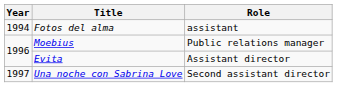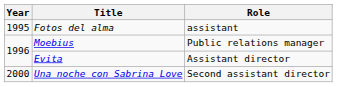(18, 28) 1994 -> (18, 28) 1995
(18, 74) 1997 -> (18, 74) 2000
